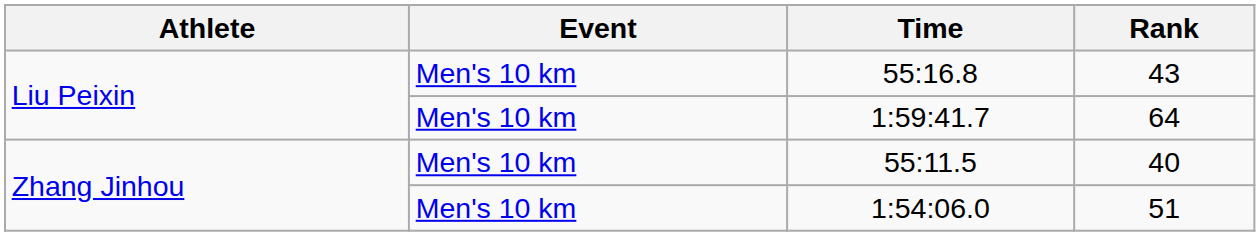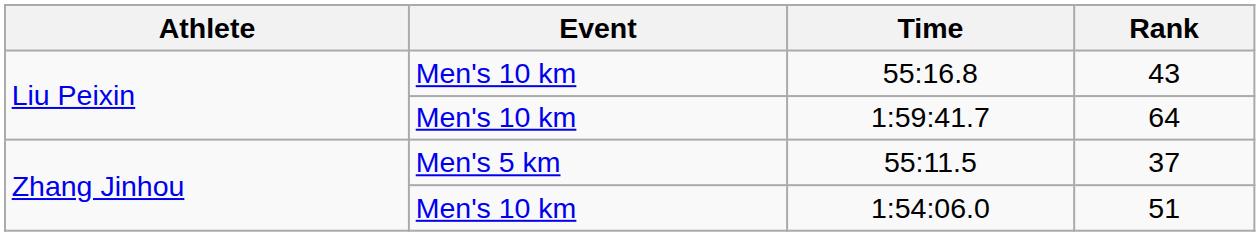(496, 163) Men's 10 km -> (488, 163) Men's 5 km
(1164, 163) 40 -> (1164, 163) 37
